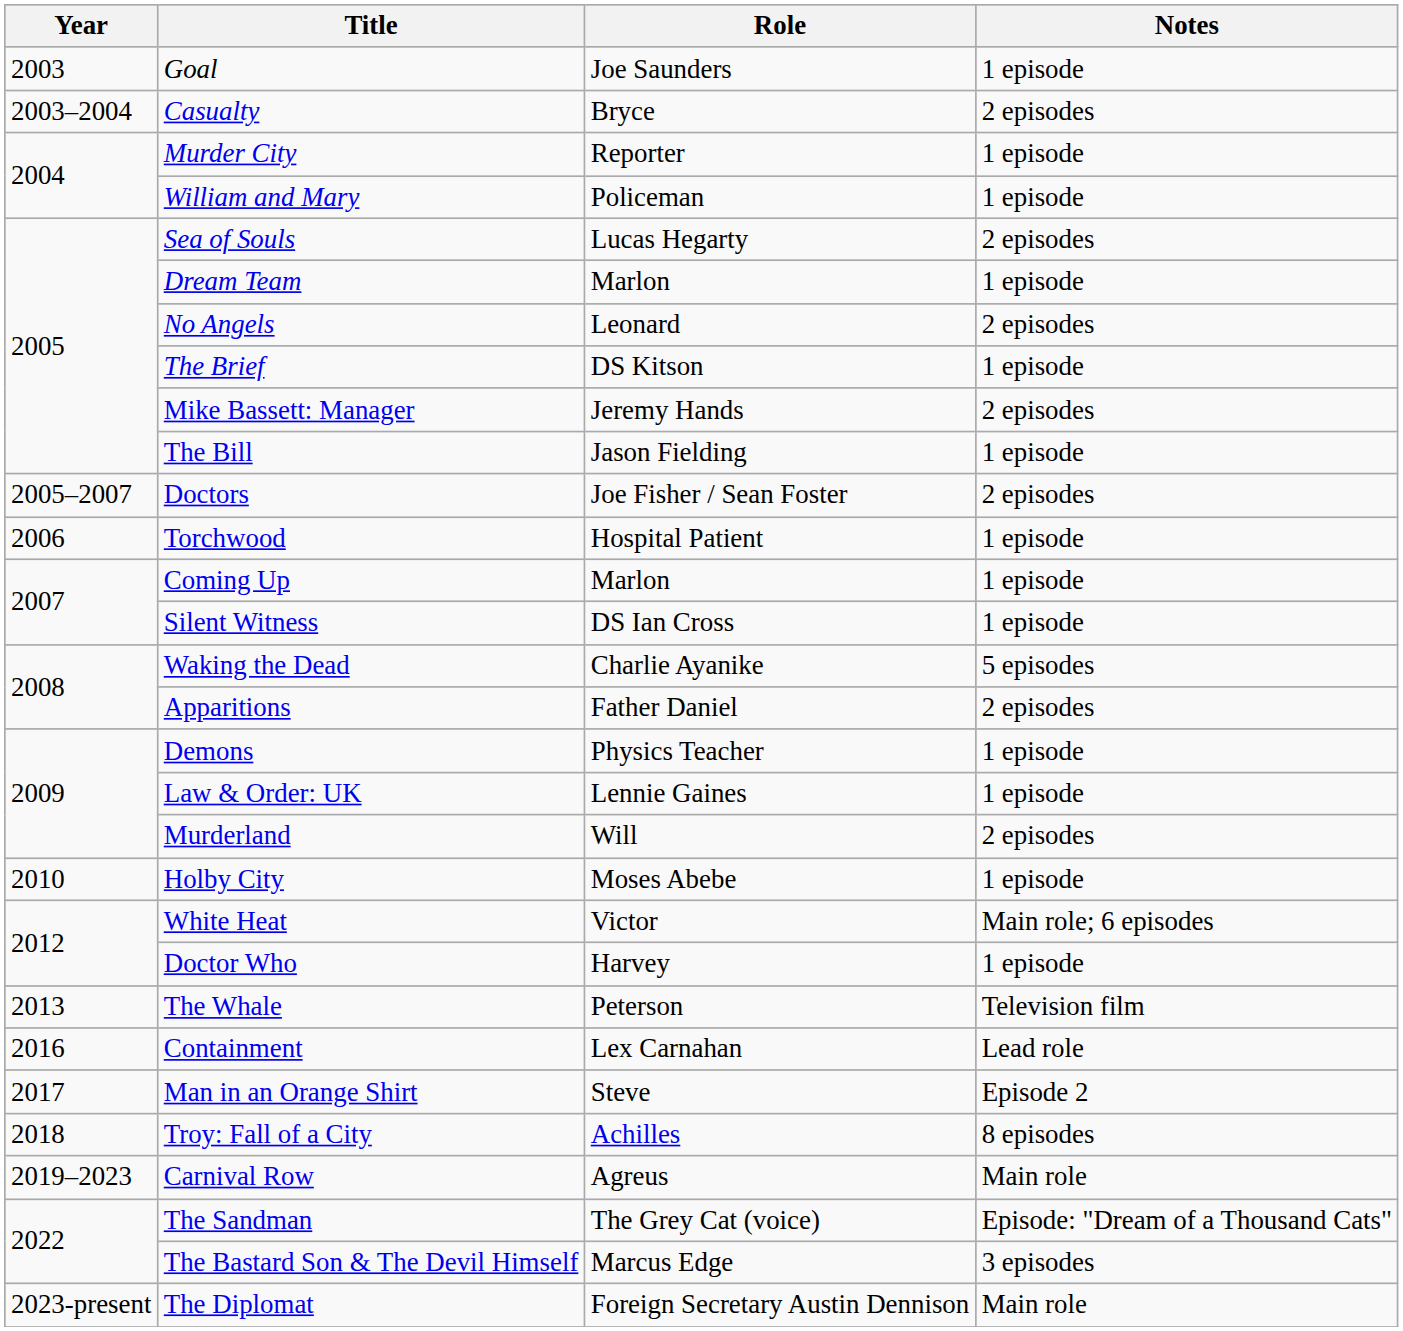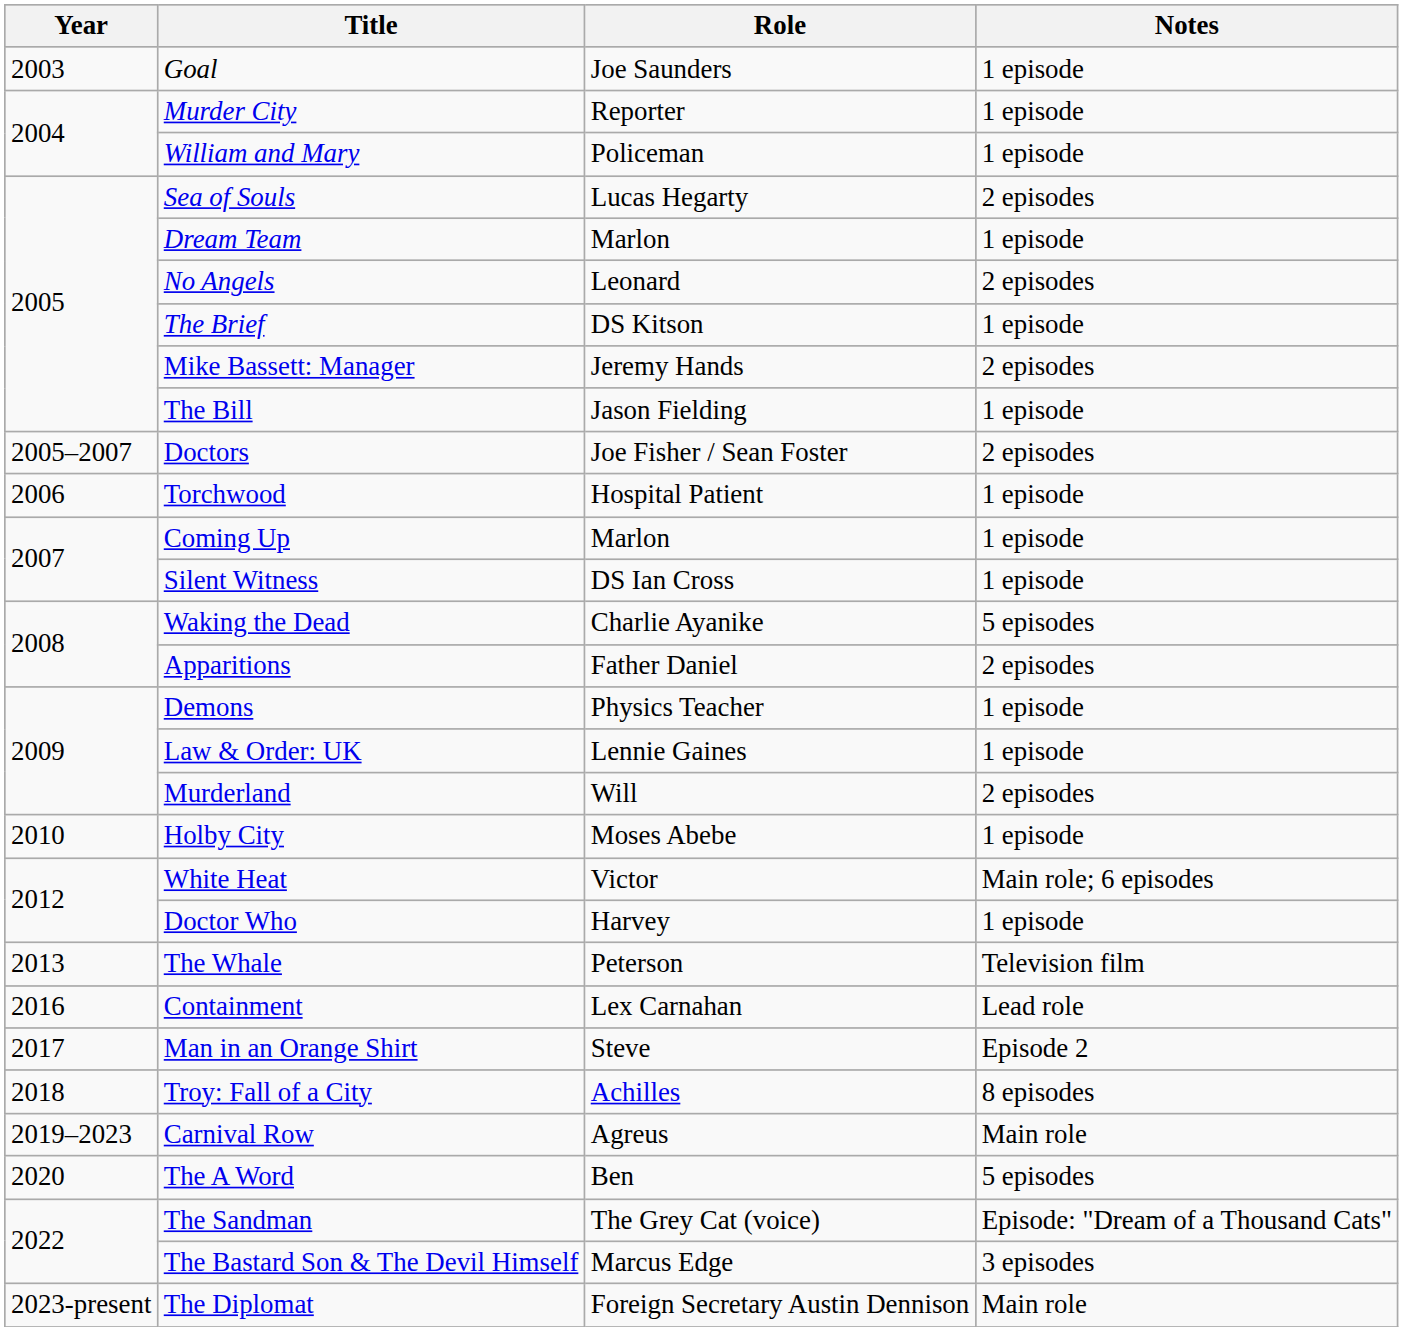- row: (212, 111)
+ row: (229, 1176)
